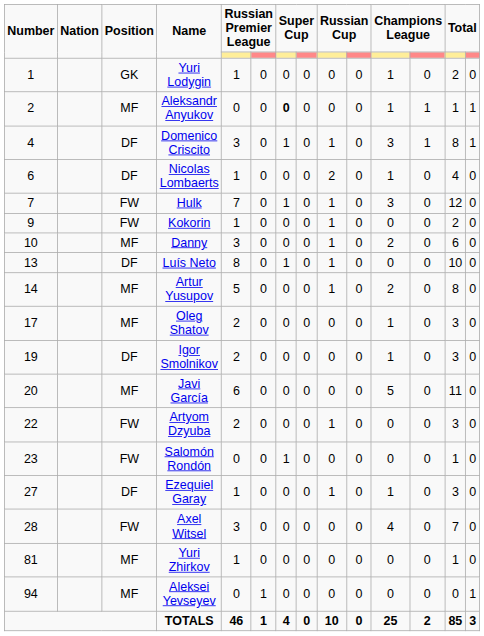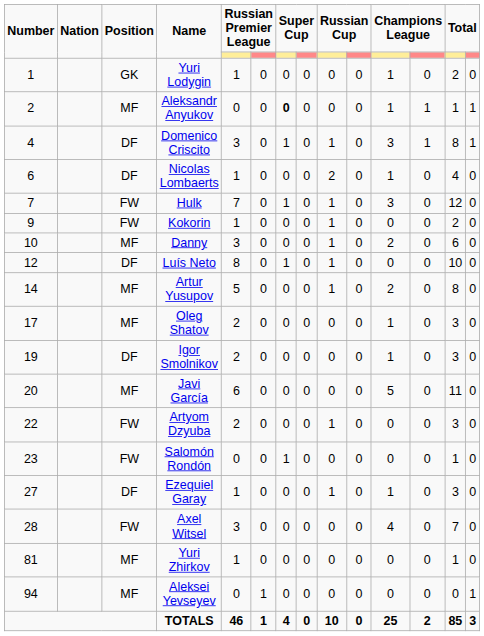(31, 262) 13 -> (31, 262) 12
